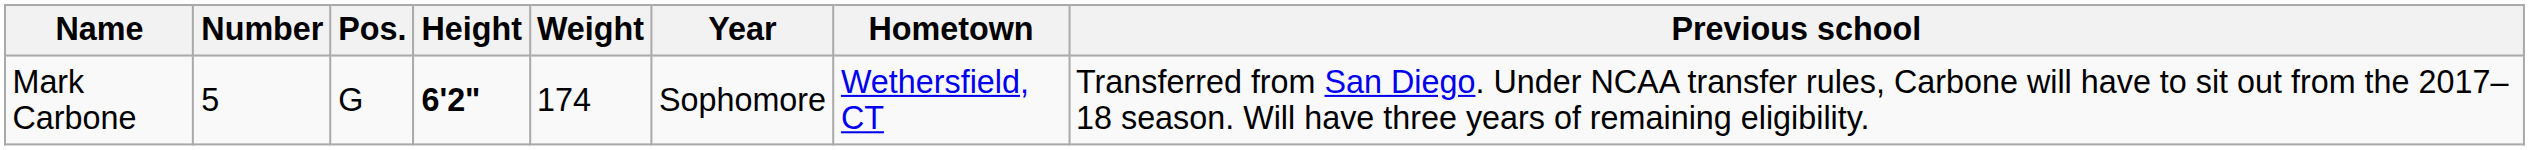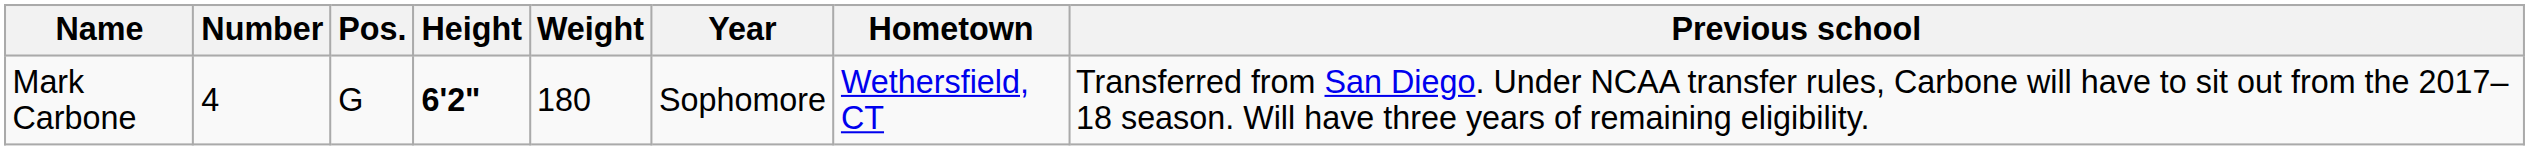(210, 99) 5 -> (210, 99) 4
(564, 99) 174 -> (564, 99) 180
